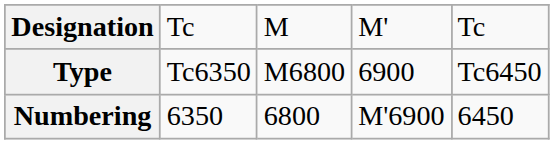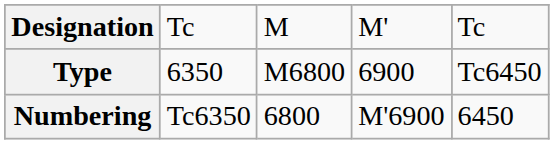(209, 71) Tc6350 -> (195, 71) 6350
(195, 116) 6350 -> (209, 116) Tc6350
